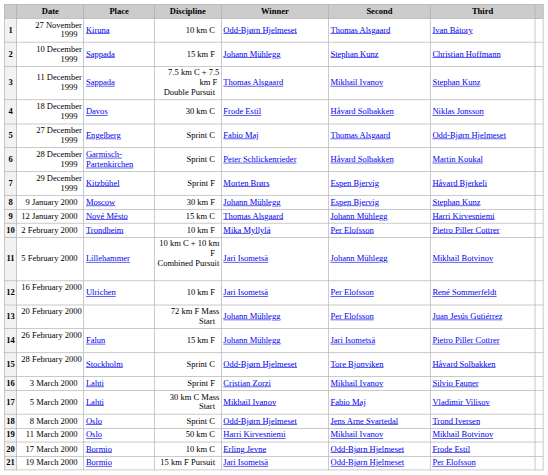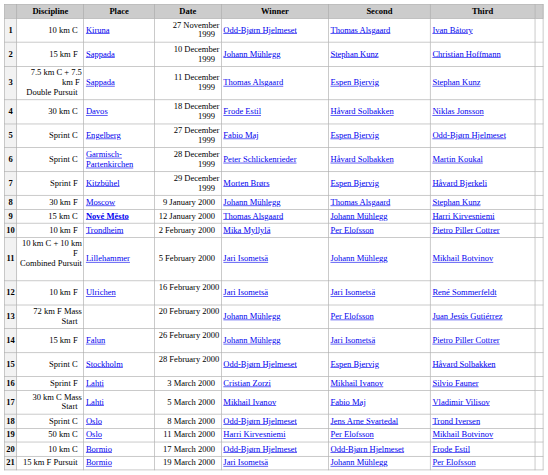columns swapped: (50, 11) <-> (188, 11)
(357, 82) Mikhail Ivanov -> (355, 82) Espen Bjervig
(360, 135) Thomas Alsgaard -> (355, 135) Espen Bjervig
(355, 202) Espen Bjervig -> (360, 202) Thomas Alsgaard
(107, 216) normal -> (107, 216) bold
(352, 292) Per Elofsson -> (353, 292) Jari Isometsä
(357, 364) Tore Bjonviken -> (355, 364) Espen Bjervig
(357, 434) Mikhail Ivanov -> (352, 434) Per Elofsson
(245, 448) Erling Jevne -> (260, 448) Odd-Bjørn Hjelmeset
(367, 462) Odd-Bjørn Hjelmeset -> (359, 462) Johann Mühlegg
